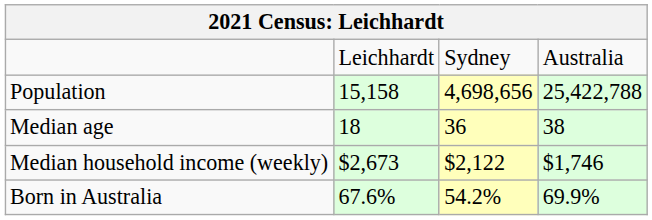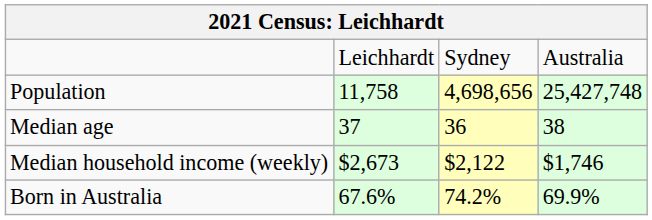(369, 92) 15,158 -> (368, 92) 11,758
(592, 92) 25,422,788 -> (592, 92) 25,427,748
(349, 127) 18 -> (349, 127) 37
(473, 197) 54.2% -> (473, 197) 74.2%
